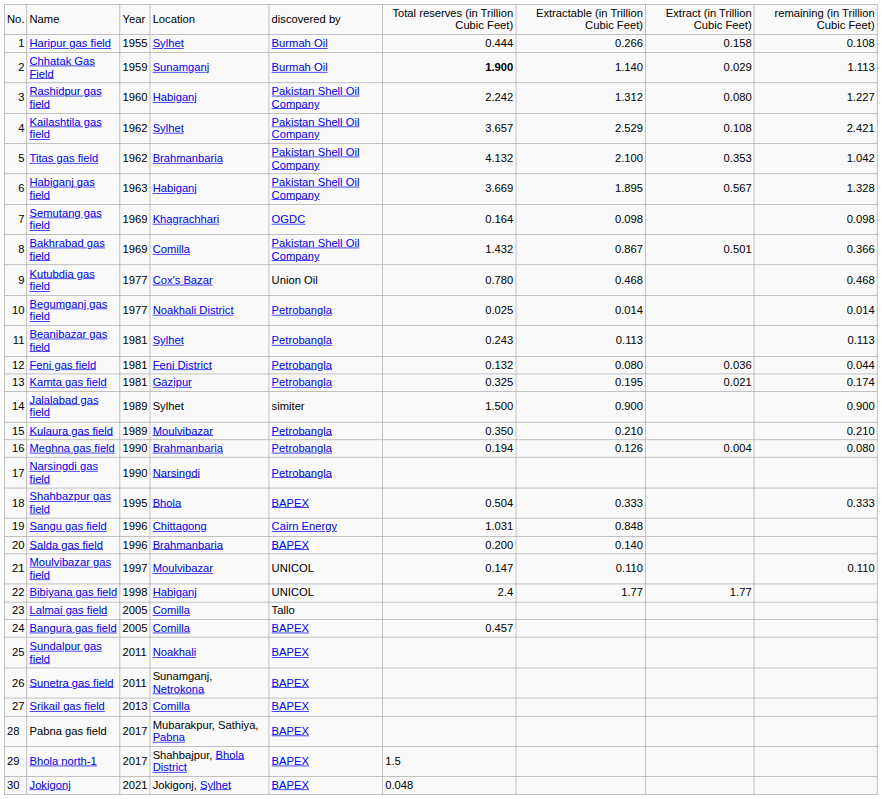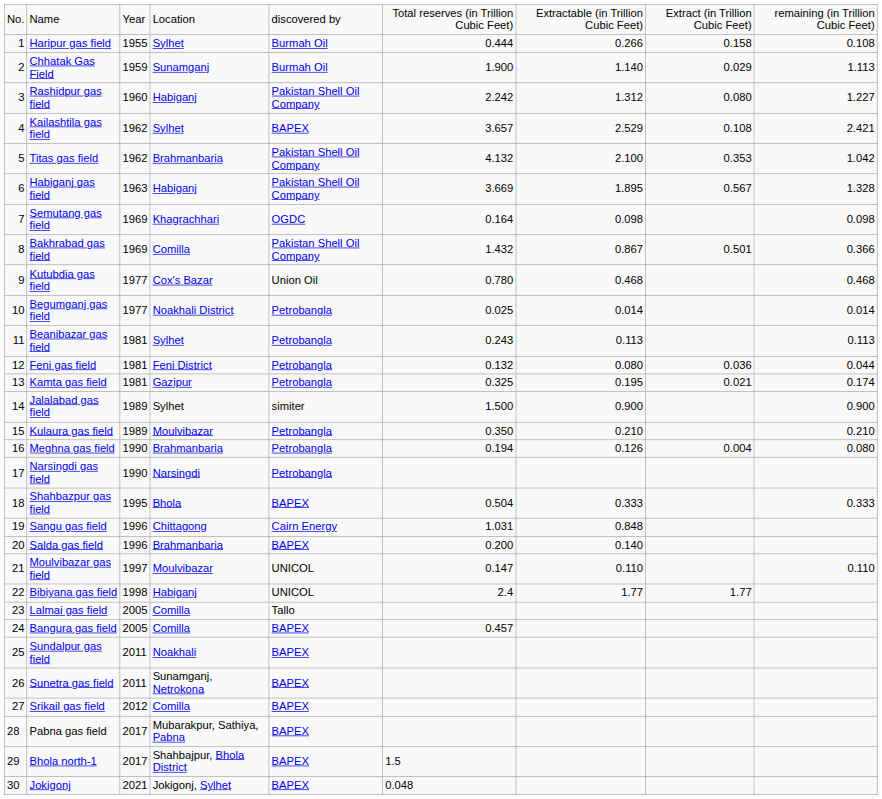(499, 67) bold -> (499, 67) normal
(316, 128) Pakistan Shell Oil Company -> (290, 128) BAPEX
(135, 707) 2013 -> (135, 707) 2012
